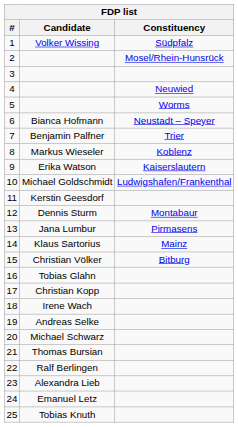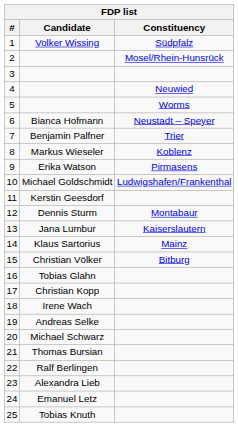(174, 167) Kaiserslautern -> (174, 167) Pirmasens
(174, 228) Pirmasens -> (174, 228) Kaiserslautern
